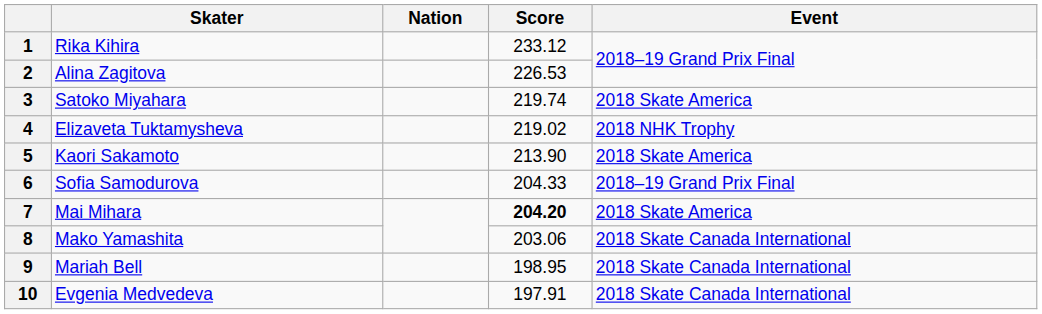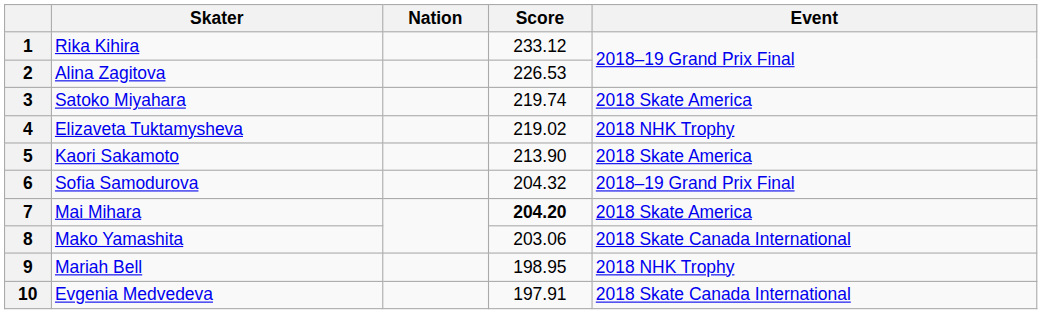(540, 184) 204.33 -> (540, 184) 204.32
(723, 267) 2018 Skate Canada International -> (665, 267) 2018 NHK Trophy
